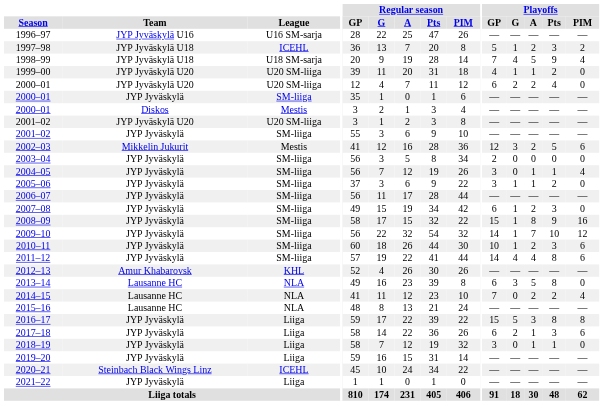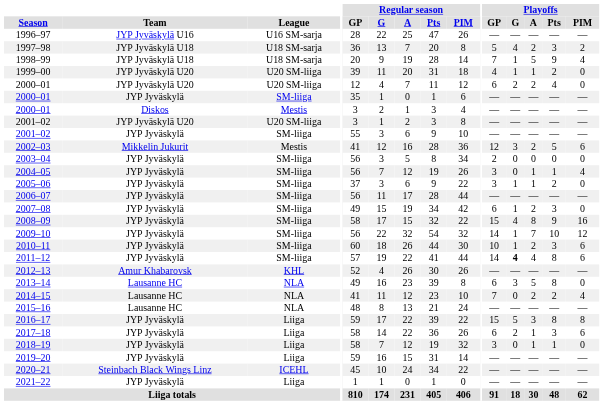(294, 47) ICEHL -> (294, 47) U18 SM-sarja
(515, 47) 1 -> (515, 47) 4
(515, 59) 4 -> (515, 59) 1
(515, 221) 1 -> (515, 221) 4
(515, 258) normal -> (515, 258) bold
